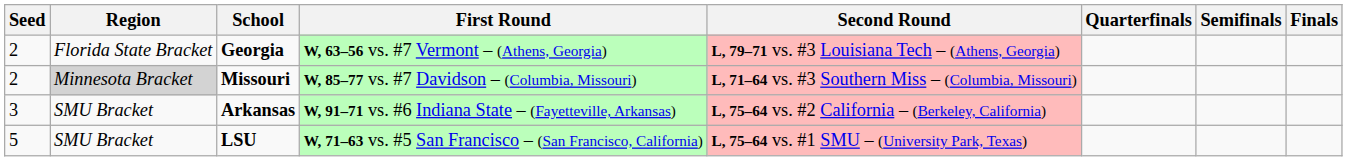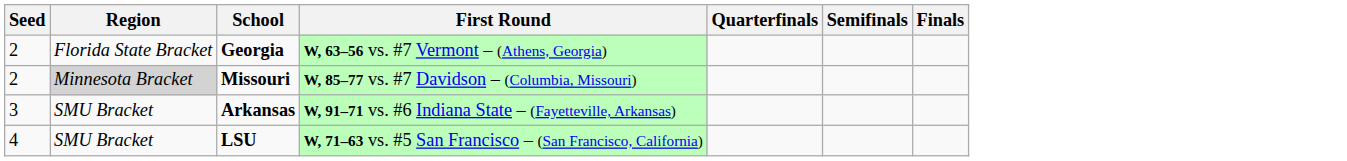- column: (894, 19)
(13, 140) 5 -> (13, 140) 4
